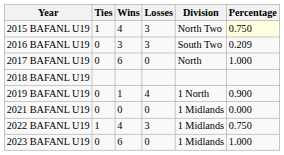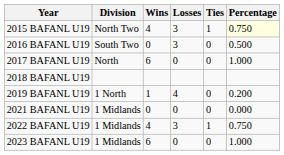columns swapped: (201, 12) <-> (103, 12)
(120, 45) 3 -> (148, 45) 0
(240, 45) 0.209 -> (240, 45) 0.500
(240, 93) 0.900 -> (240, 93) 0.200
